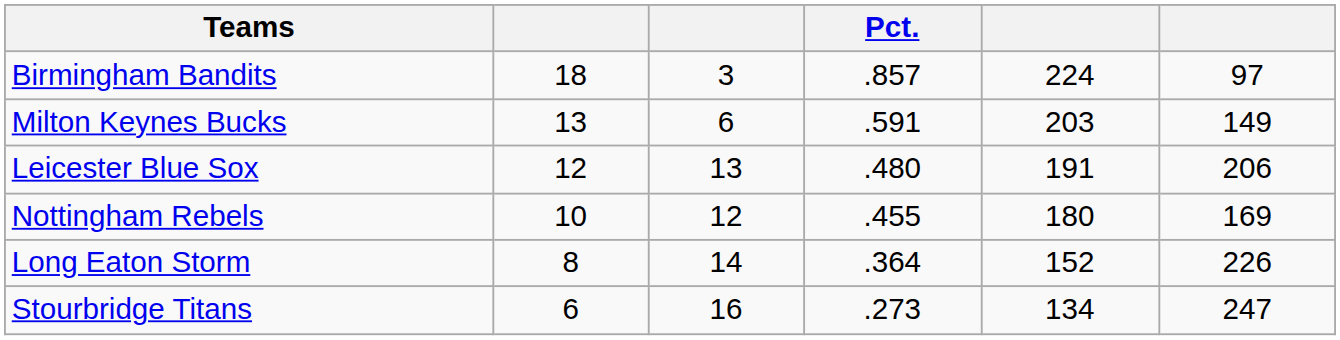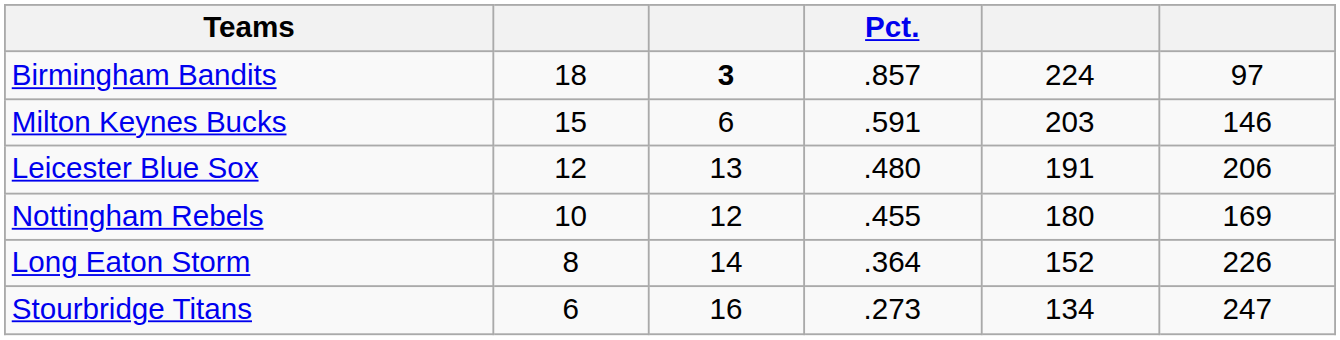(726, 74) normal -> (726, 74) bold
(571, 121) 13 -> (571, 121) 15
(1247, 121) 149 -> (1247, 121) 146
